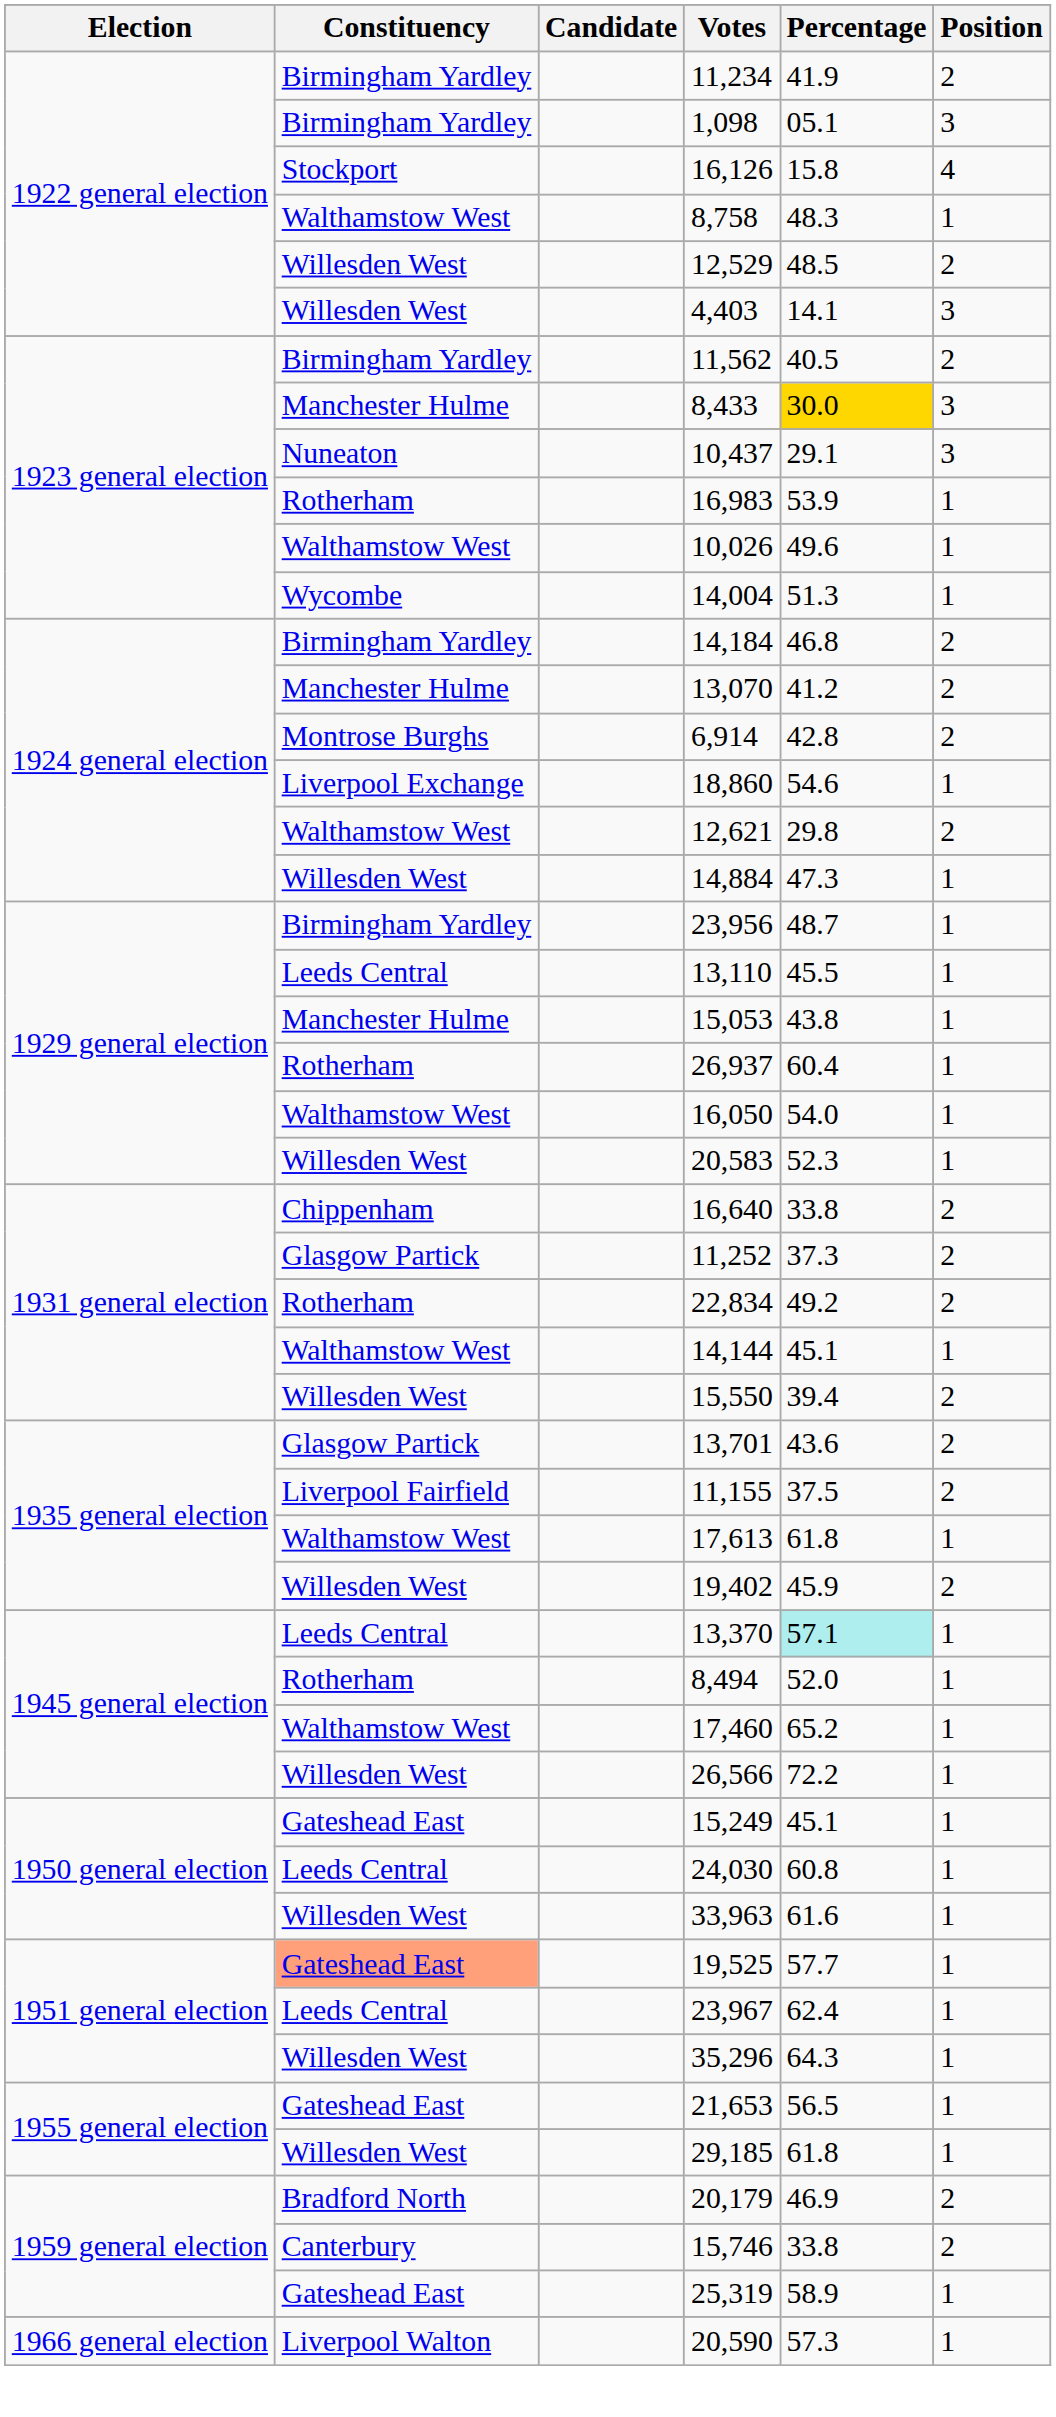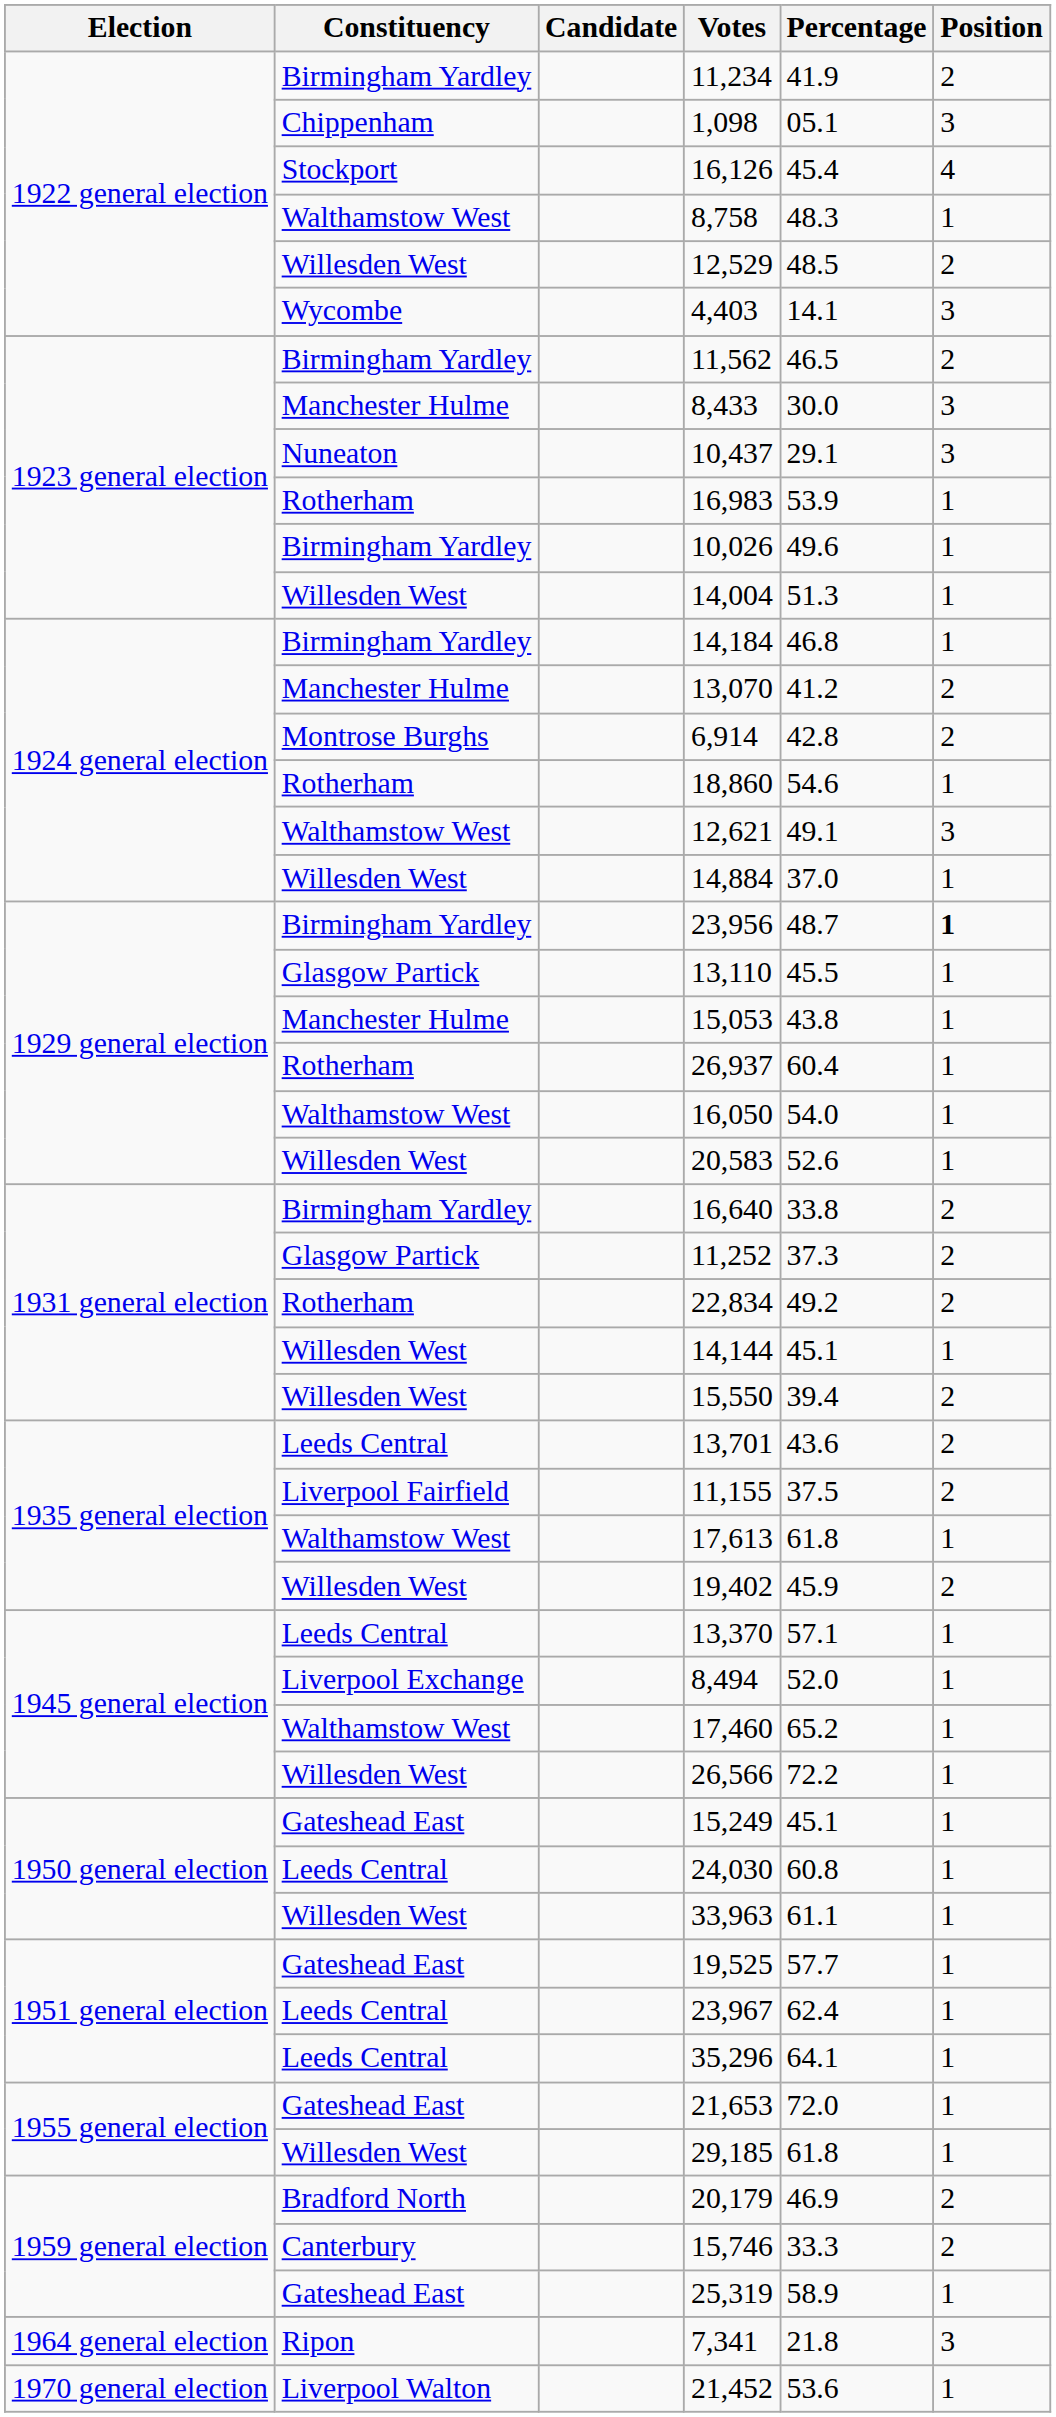(406, 122) Birmingham Yardley -> (358, 122) Chippenham
(813, 169) 15.8 -> (813, 169) 45.4
(374, 311) Willesden West -> (342, 311) Wycombe
(813, 358) 40.5 -> (813, 358) 46.5
(813, 405) gold background -> (813, 405) no background
(396, 547) Walthamstow West -> (406, 547) Birmingham Yardley
(342, 594) Wycombe -> (374, 594) Willesden West
(948, 641) 2 -> (948, 641) 1
(403, 783) Liverpool Exchange -> (348, 783) Rotherham
(813, 830) 29.8 -> (813, 830) 49.1
(948, 830) 2 -> (948, 830) 3
(813, 877) 47.3 -> (813, 877) 37.0
(948, 924) normal -> (948, 924) bold
(365, 972) Leeds Central -> (380, 972) Glasgow Partick
(813, 1160) 52.3 -> (813, 1160) 52.6
(358, 1208) Chippenham -> (406, 1208) Birmingham Yardley
(396, 1349) Walthamstow West -> (374, 1349) Willesden West
(380, 1444) Glasgow Partick -> (365, 1444) Leeds Central
(813, 1632) paleturquoise background -> (813, 1632) no background
(348, 1680) Rotherham -> (403, 1680) Liverpool Exchange
(813, 1915) 61.6 -> (813, 1915) 61.1
(373, 1963) lightsalmon background -> (373, 1963) no background
(374, 2057) Willesden West -> (365, 2057) Leeds Central
(813, 2057) 64.3 -> (813, 2057) 64.1
(813, 2104) 56.5 -> (813, 2104) 72.0
(813, 2246) 33.8 -> (813, 2246) 33.3
+ row: (725, 2340)
- row: (732, 2340)
+ row: (732, 2387)
